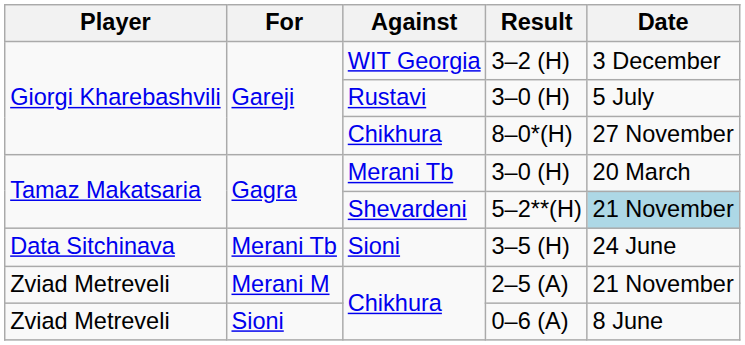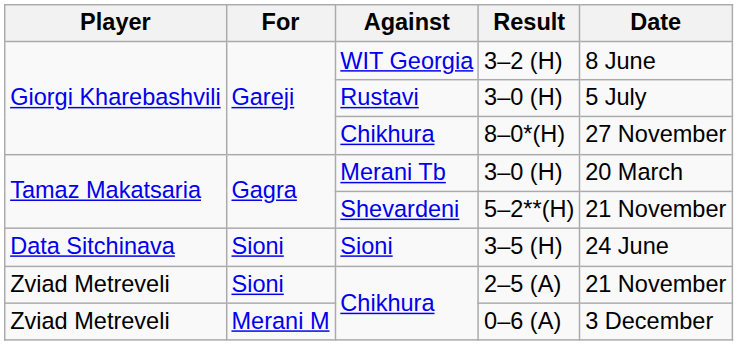(657, 60) 3 December -> (620, 60) 8 June
(663, 209) lightblue background -> (656, 209) no background
(284, 246) Merani Tb -> (258, 246) Sioni
(280, 284) Merani M -> (258, 284) Sioni
(258, 321) Sioni -> (280, 321) Merani M
(628, 321) 8 June -> (649, 321) 3 December
